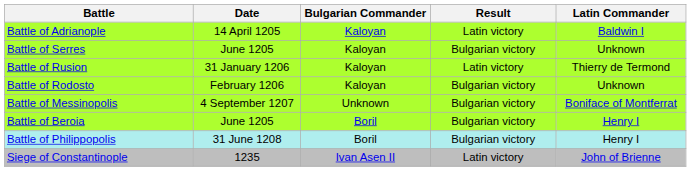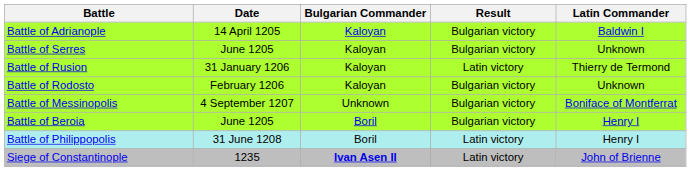(493, 31) Latin victory -> (493, 31) Bulgarian victory
(493, 139) Bulgarian victory -> (493, 139) Latin victory
(365, 157) normal -> (365, 157) bold
